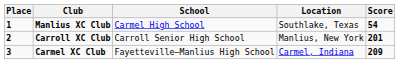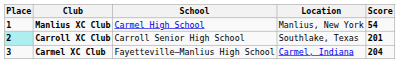(319, 25) Southlake, Texas -> (321, 25) Manlius, New York
(9, 38) no background -> (9, 38) paleturquoise background
(321, 38) Manlius, New York -> (319, 38) Southlake, Texas
(375, 52) 209 -> (375, 52) 204
